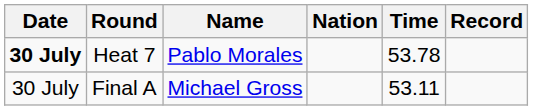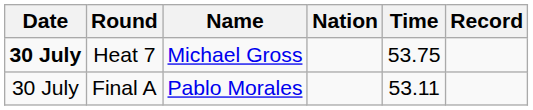(235, 54) Pablo Morales -> (235, 54) Michael Gross
(414, 54) 53.78 -> (414, 54) 53.75
(235, 88) Michael Gross -> (235, 88) Pablo Morales
